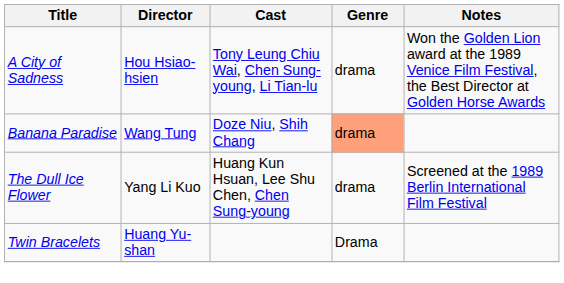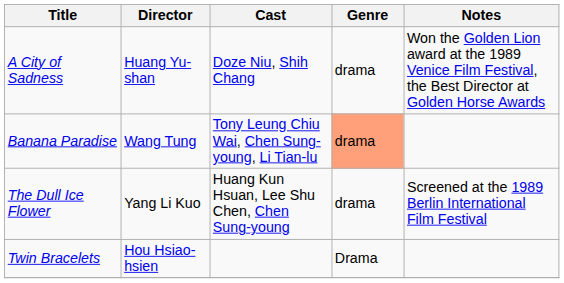(160, 70) Hou Hsiao-hsien -> (158, 70) Huang Yu-shan
(267, 70) Tony Leung Chiu Wai, Chen Sung-young, Li Tian-lu -> (260, 70) Doze Niu, Shih Chang
(260, 133) Doze Niu, Shih Chang -> (267, 141) Tony Leung Chiu Wai, Chen Sung-young, Li Tian-lu
(158, 242) Huang Yu-shan -> (160, 258) Hou Hsiao-hsien
